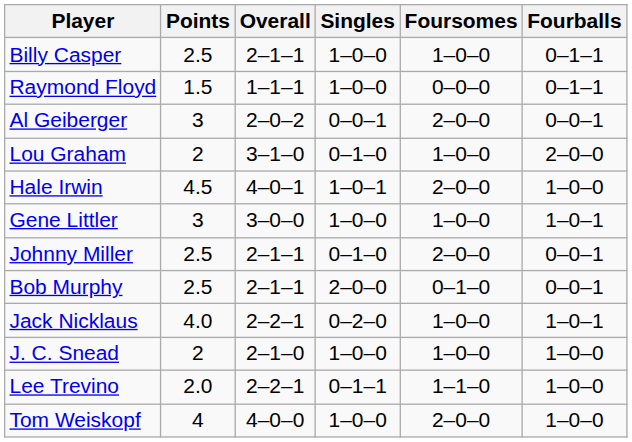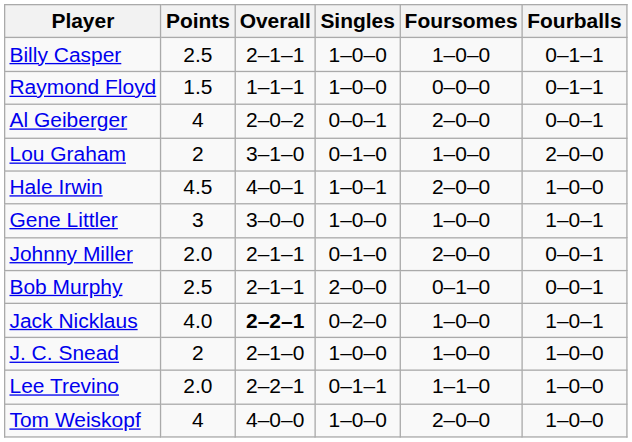(198, 120) 3 -> (198, 120) 4
(198, 253) 2.5 -> (198, 253) 2.0
(275, 320) normal -> (275, 320) bold
